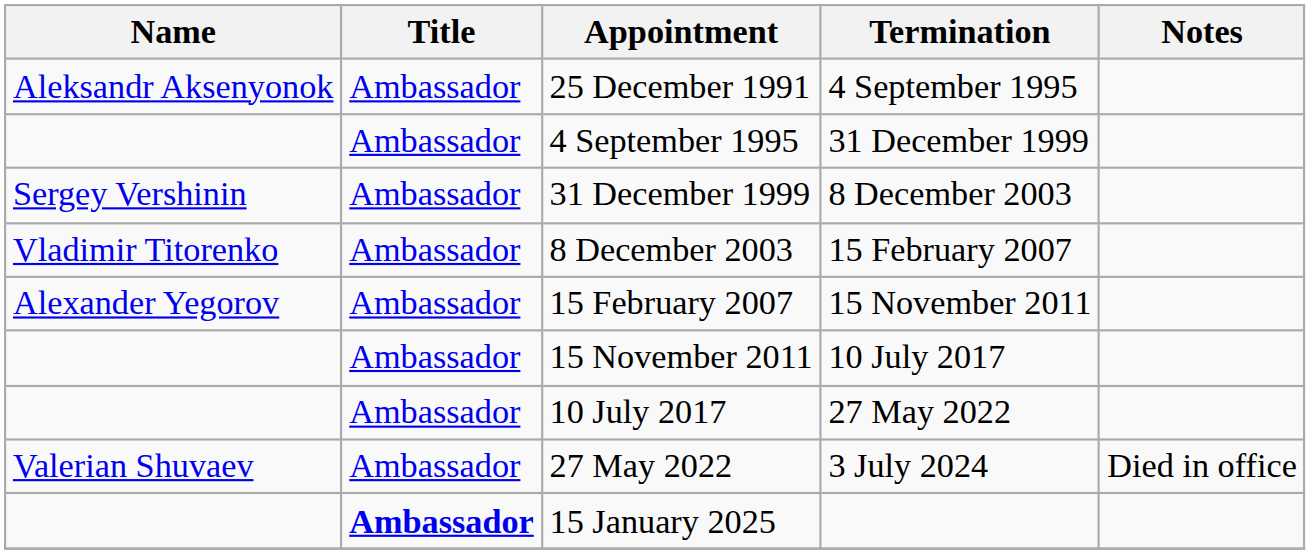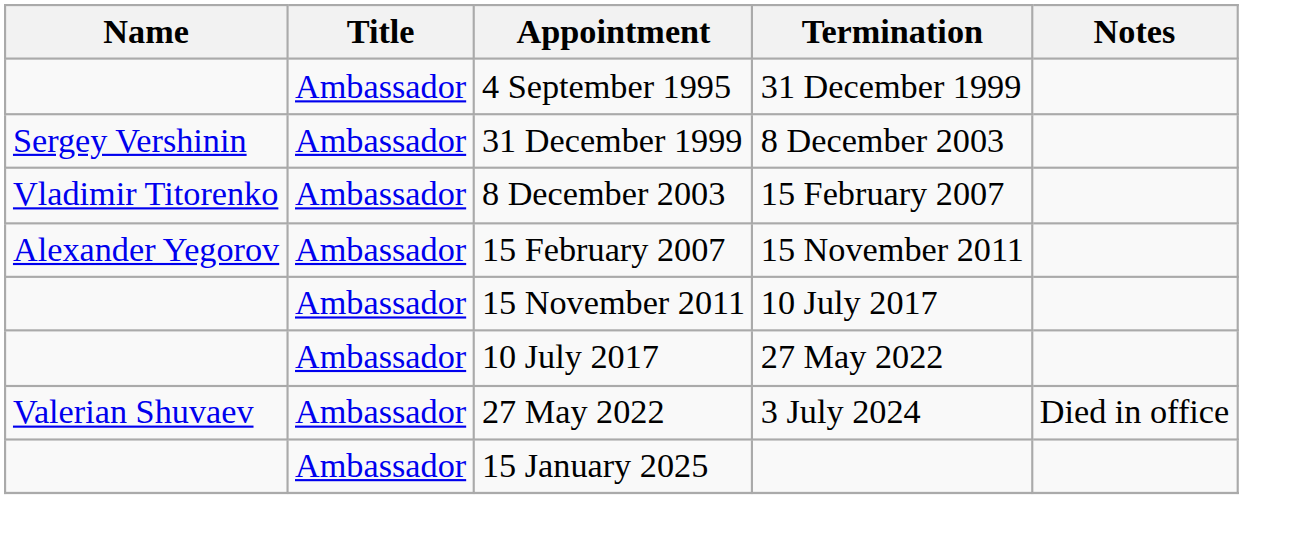- row: (680, 85)
(442, 520) bold -> (381, 466) normal
